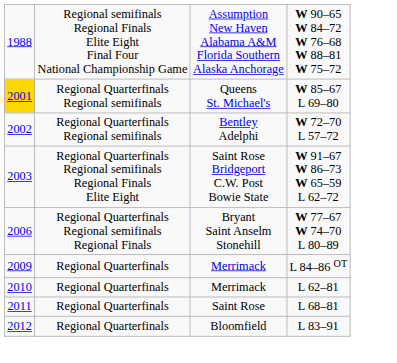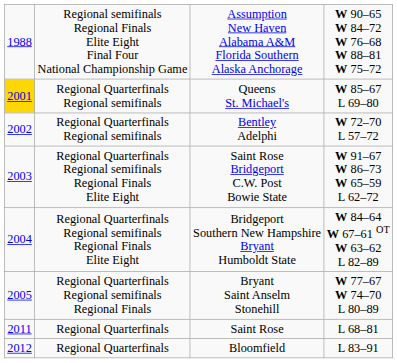+ row: (358, 239)
(20, 231) 2006 -> (20, 295) 2005
- row: (318, 266)
- row: (318, 287)
